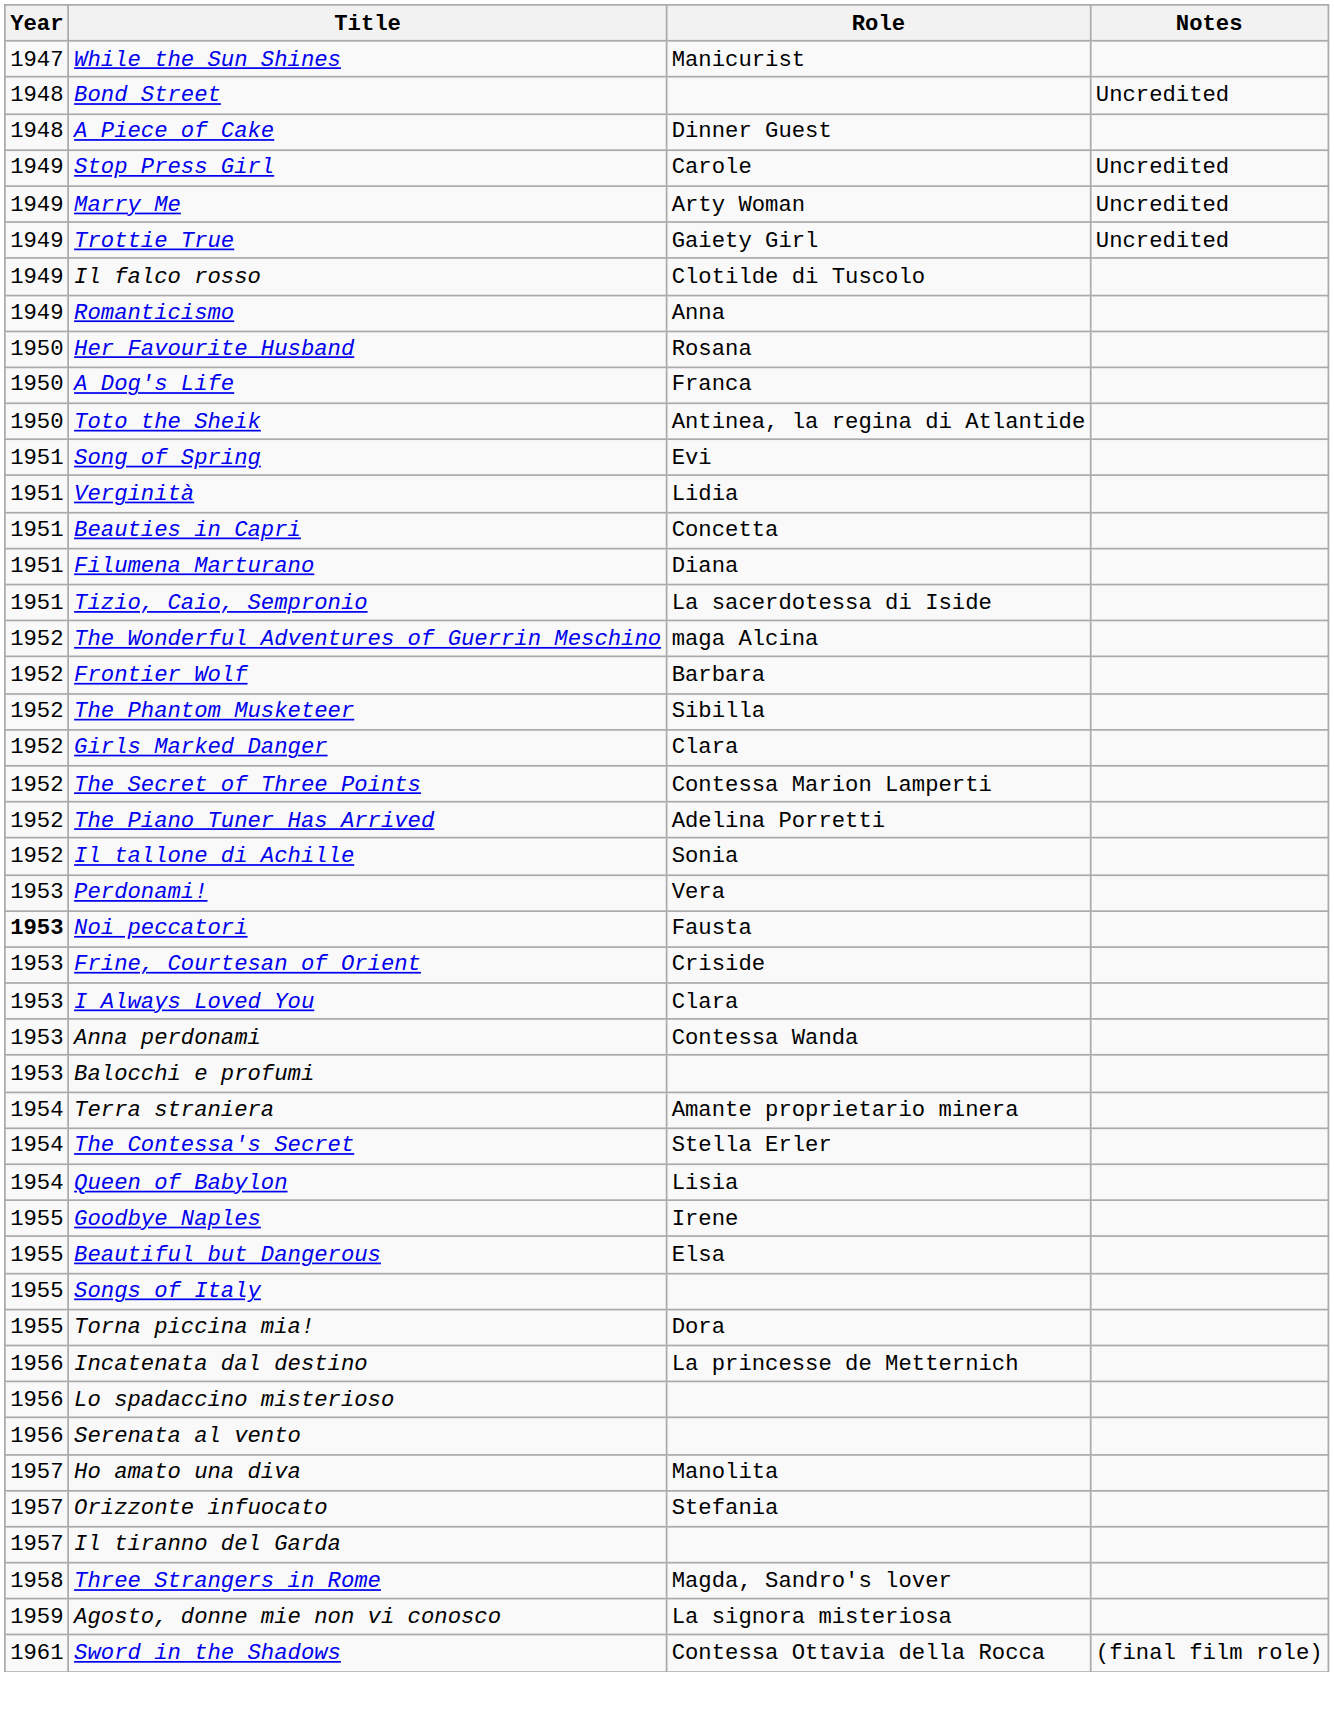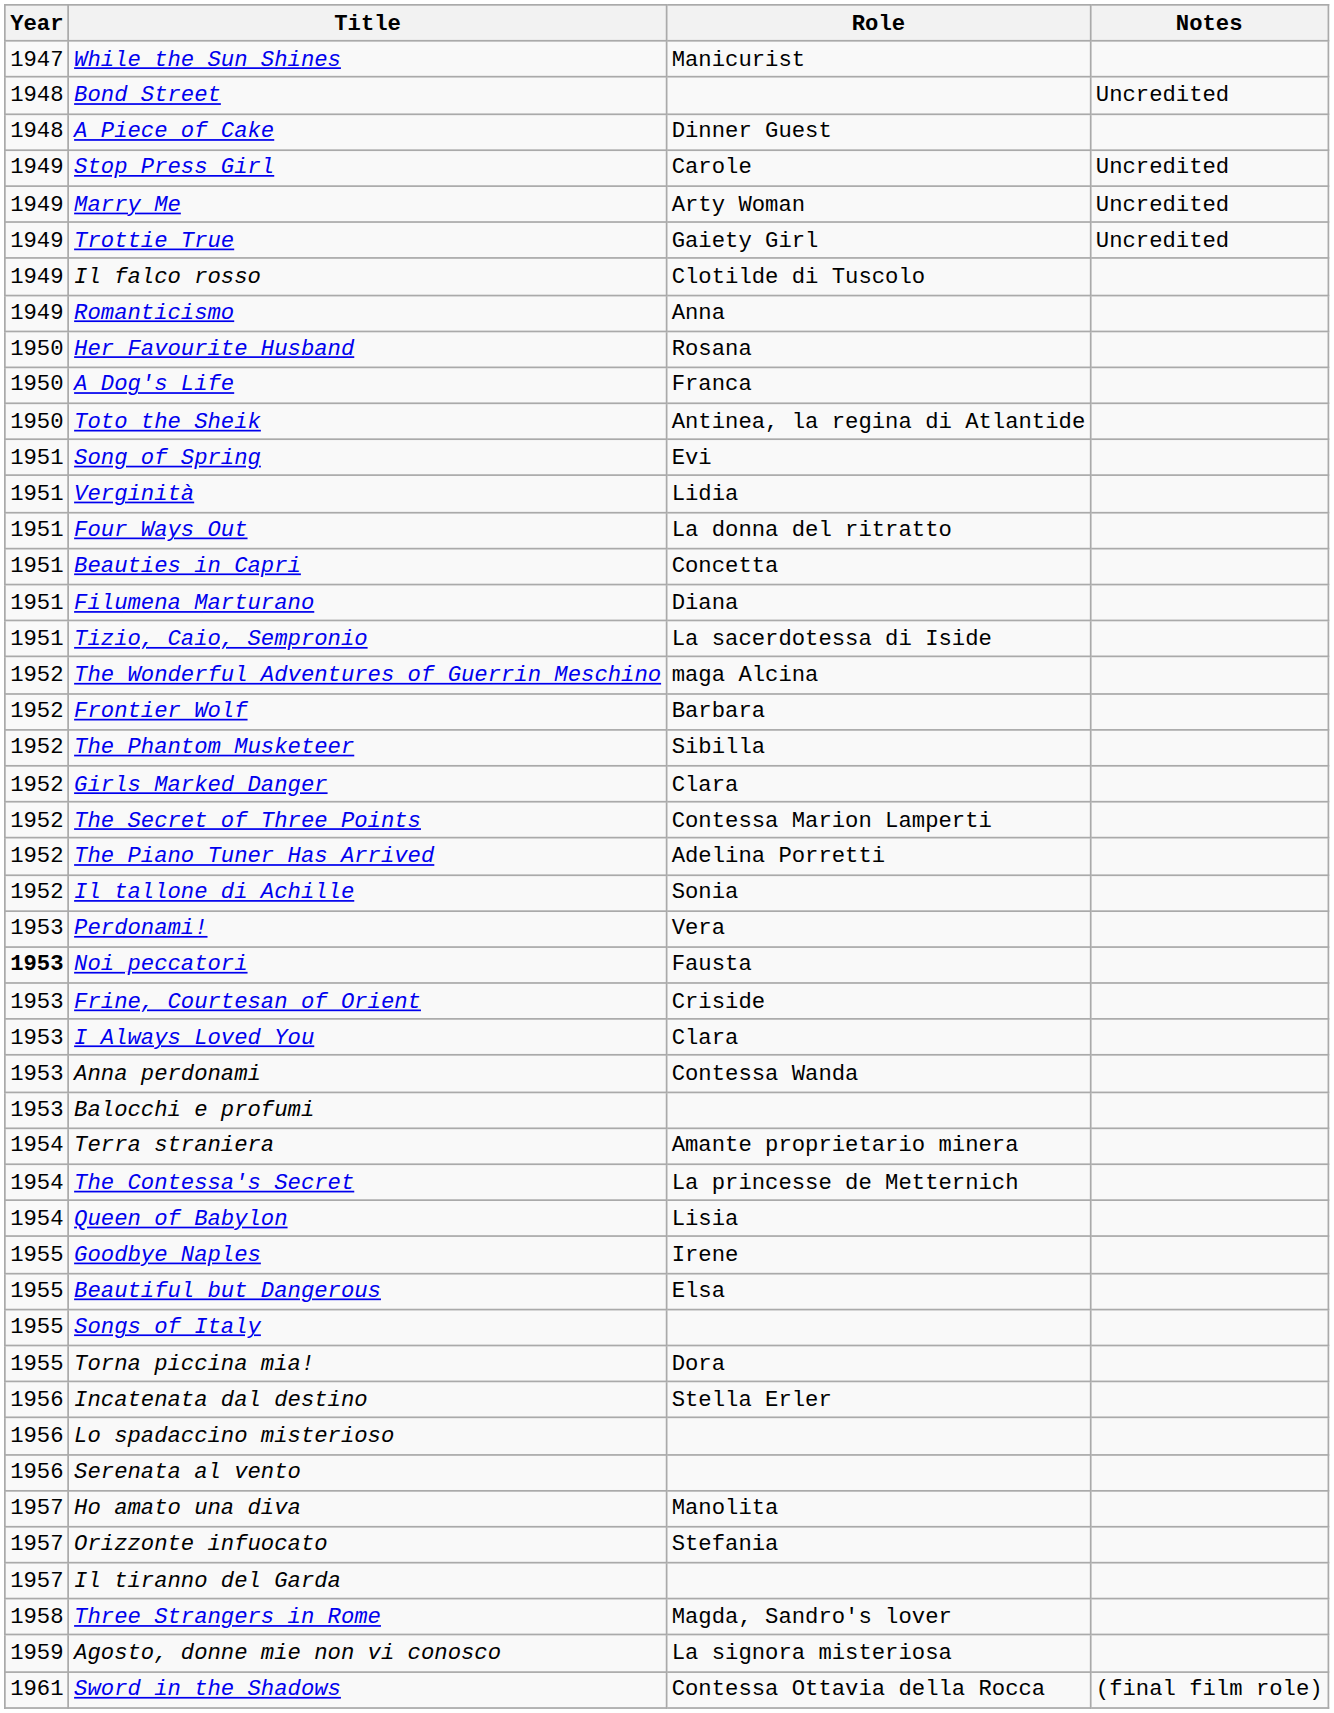+ row: (161, 530)
(752, 1146) Stella Erler -> (845, 1182) La princesse de Metternich
(845, 1364) La princesse de Metternich -> (752, 1400) Stella Erler
